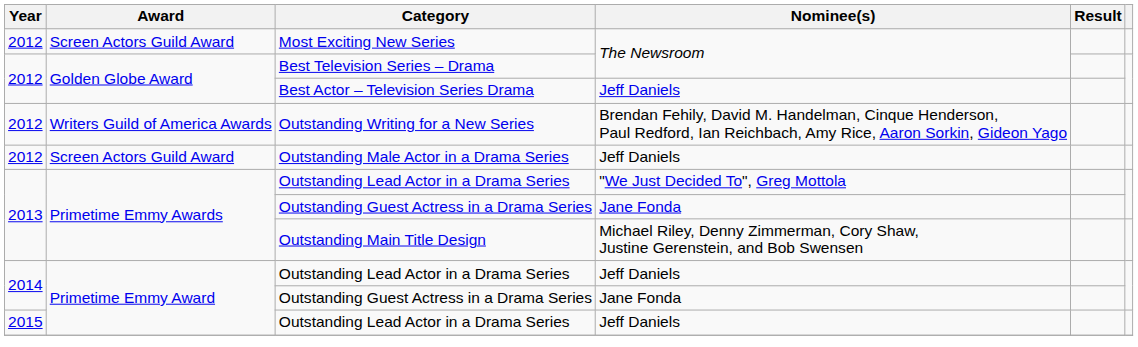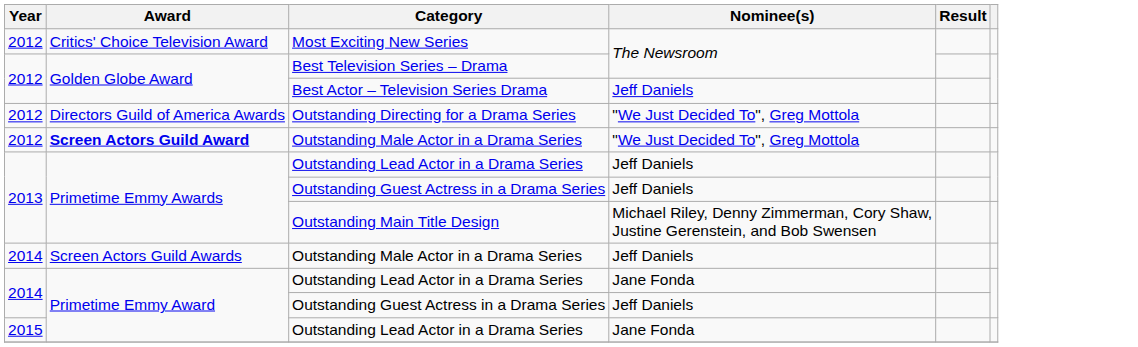(142, 41) Screen Actors Guild Award -> (159, 41) Critics' Choice Television Award
+ row: (25, 115)
- row: (25, 123)
(142, 157) normal -> (150, 139) bold
(640, 157) Jeff Daniels -> (736, 139) "We Just Decided To", Greg Mottola
(723, 181) "We Just Decided To", Greg Mottola -> (653, 164) Jeff Daniels
(640, 206) Jane Fonda -> (653, 189) Jeff Daniels
+ row: (25, 255)
(640, 273) Jeff Daniels -> (653, 280) Jane Fonda
(640, 297) Jane Fonda -> (653, 305) Jeff Daniels
(640, 322) Jeff Daniels -> (653, 329) Jane Fonda
